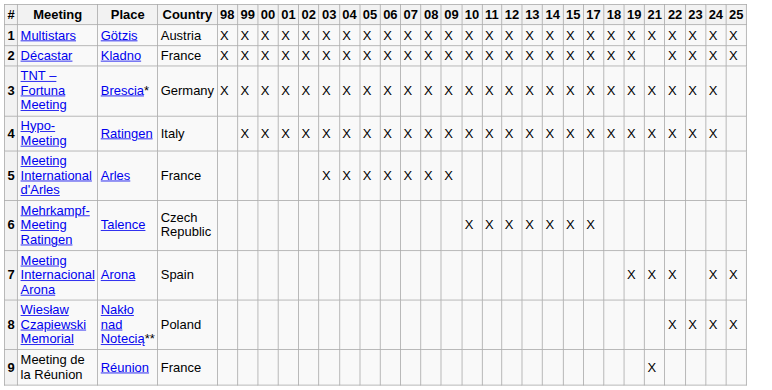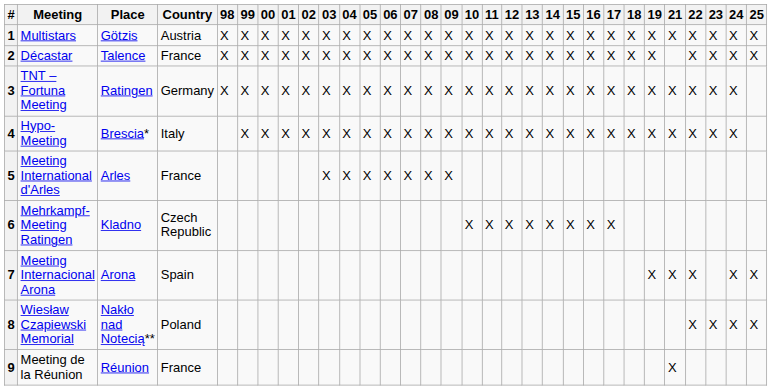+ column: (594, 14)
(121, 55) Kladno -> (123, 55) Talence
(125, 91) Brescia* -> (127, 91) Ratingen
(127, 133) Ratingen -> (125, 133) Brescia*
(123, 225) Talence -> (121, 225) Kladno
